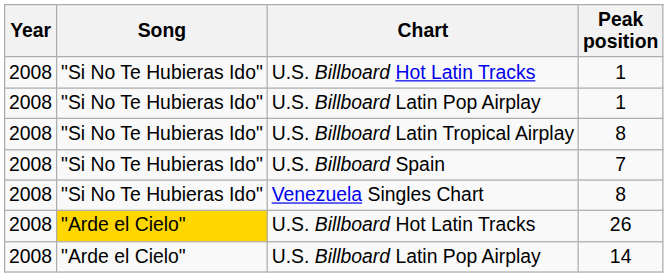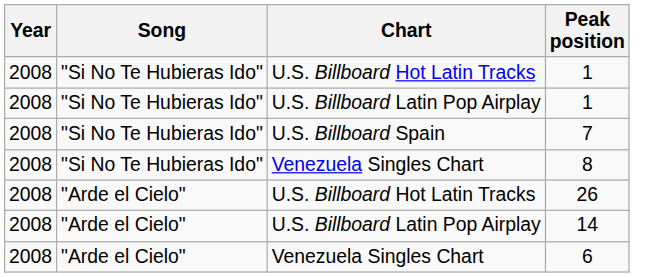- row: (423, 133)
(123, 225) gold background -> (123, 195) no background
+ row: (378, 256)
